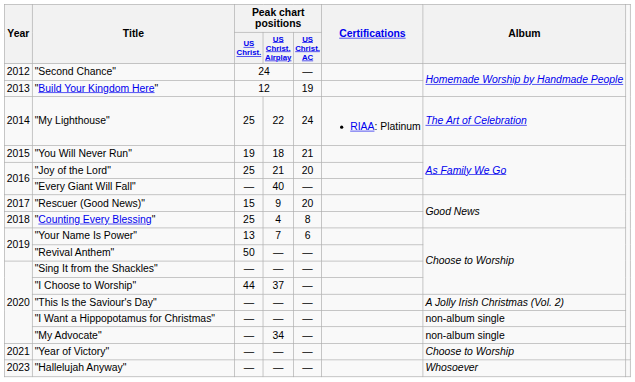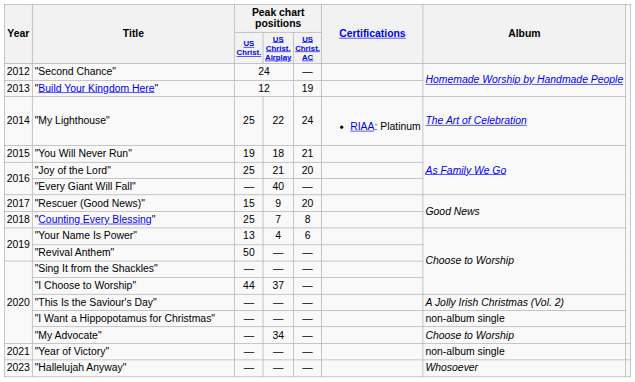(278, 219) 4 -> (278, 219) 7
(278, 236) 7 -> (278, 236) 4
(465, 335) non-album single -> (470, 335) Choose to Worship
(470, 351) Choose to Worship -> (465, 351) non-album single
